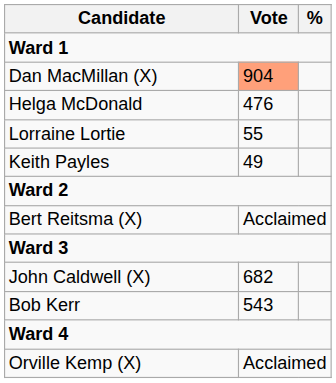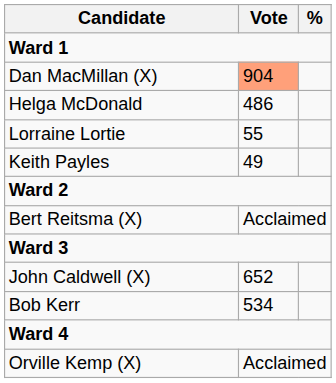(258, 104) 476 -> (258, 104) 486
(258, 276) 682 -> (258, 276) 652
(258, 305) 543 -> (258, 305) 534
